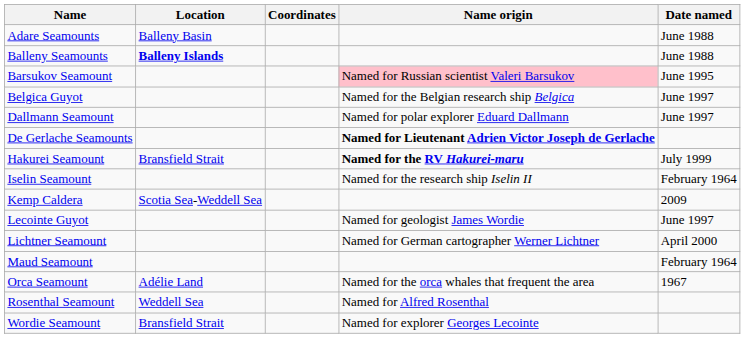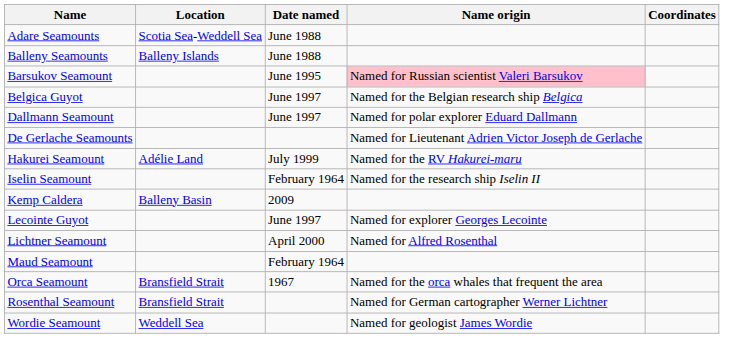columns swapped: (699, 14) <-> (302, 14)
(175, 35) Balleny Basin -> (200, 35) Scotia Sea-Weddell Sea
(181, 55) bold -> (179, 55) normal
(498, 138) bold -> (496, 138) normal
(181, 158) Bransfield Strait -> (171, 158) Adélie Land
(433, 158) bold -> (436, 158) normal
(200, 199) Scotia Sea-Weddell Sea -> (175, 199) Balleny Basin
(433, 220) Named for geologist James Wordie -> (448, 220) Named for explorer Georges Lecointe
(470, 240) Named for German cartographer Werner Lichtner -> (424, 240) Named for Alfred Rosenthal
(171, 281) Adélie Land -> (181, 281) Bransfield Strait
(171, 302) Weddell Sea -> (181, 302) Bransfield Strait
(415, 302) Named for Alfred Rosenthal -> (479, 302) Named for German cartographer Werner Lichtner
(181, 323) Bransfield Strait -> (171, 323) Weddell Sea
(440, 323) Named for explorer Georges Lecointe -> (441, 323) Named for geologist James Wordie
